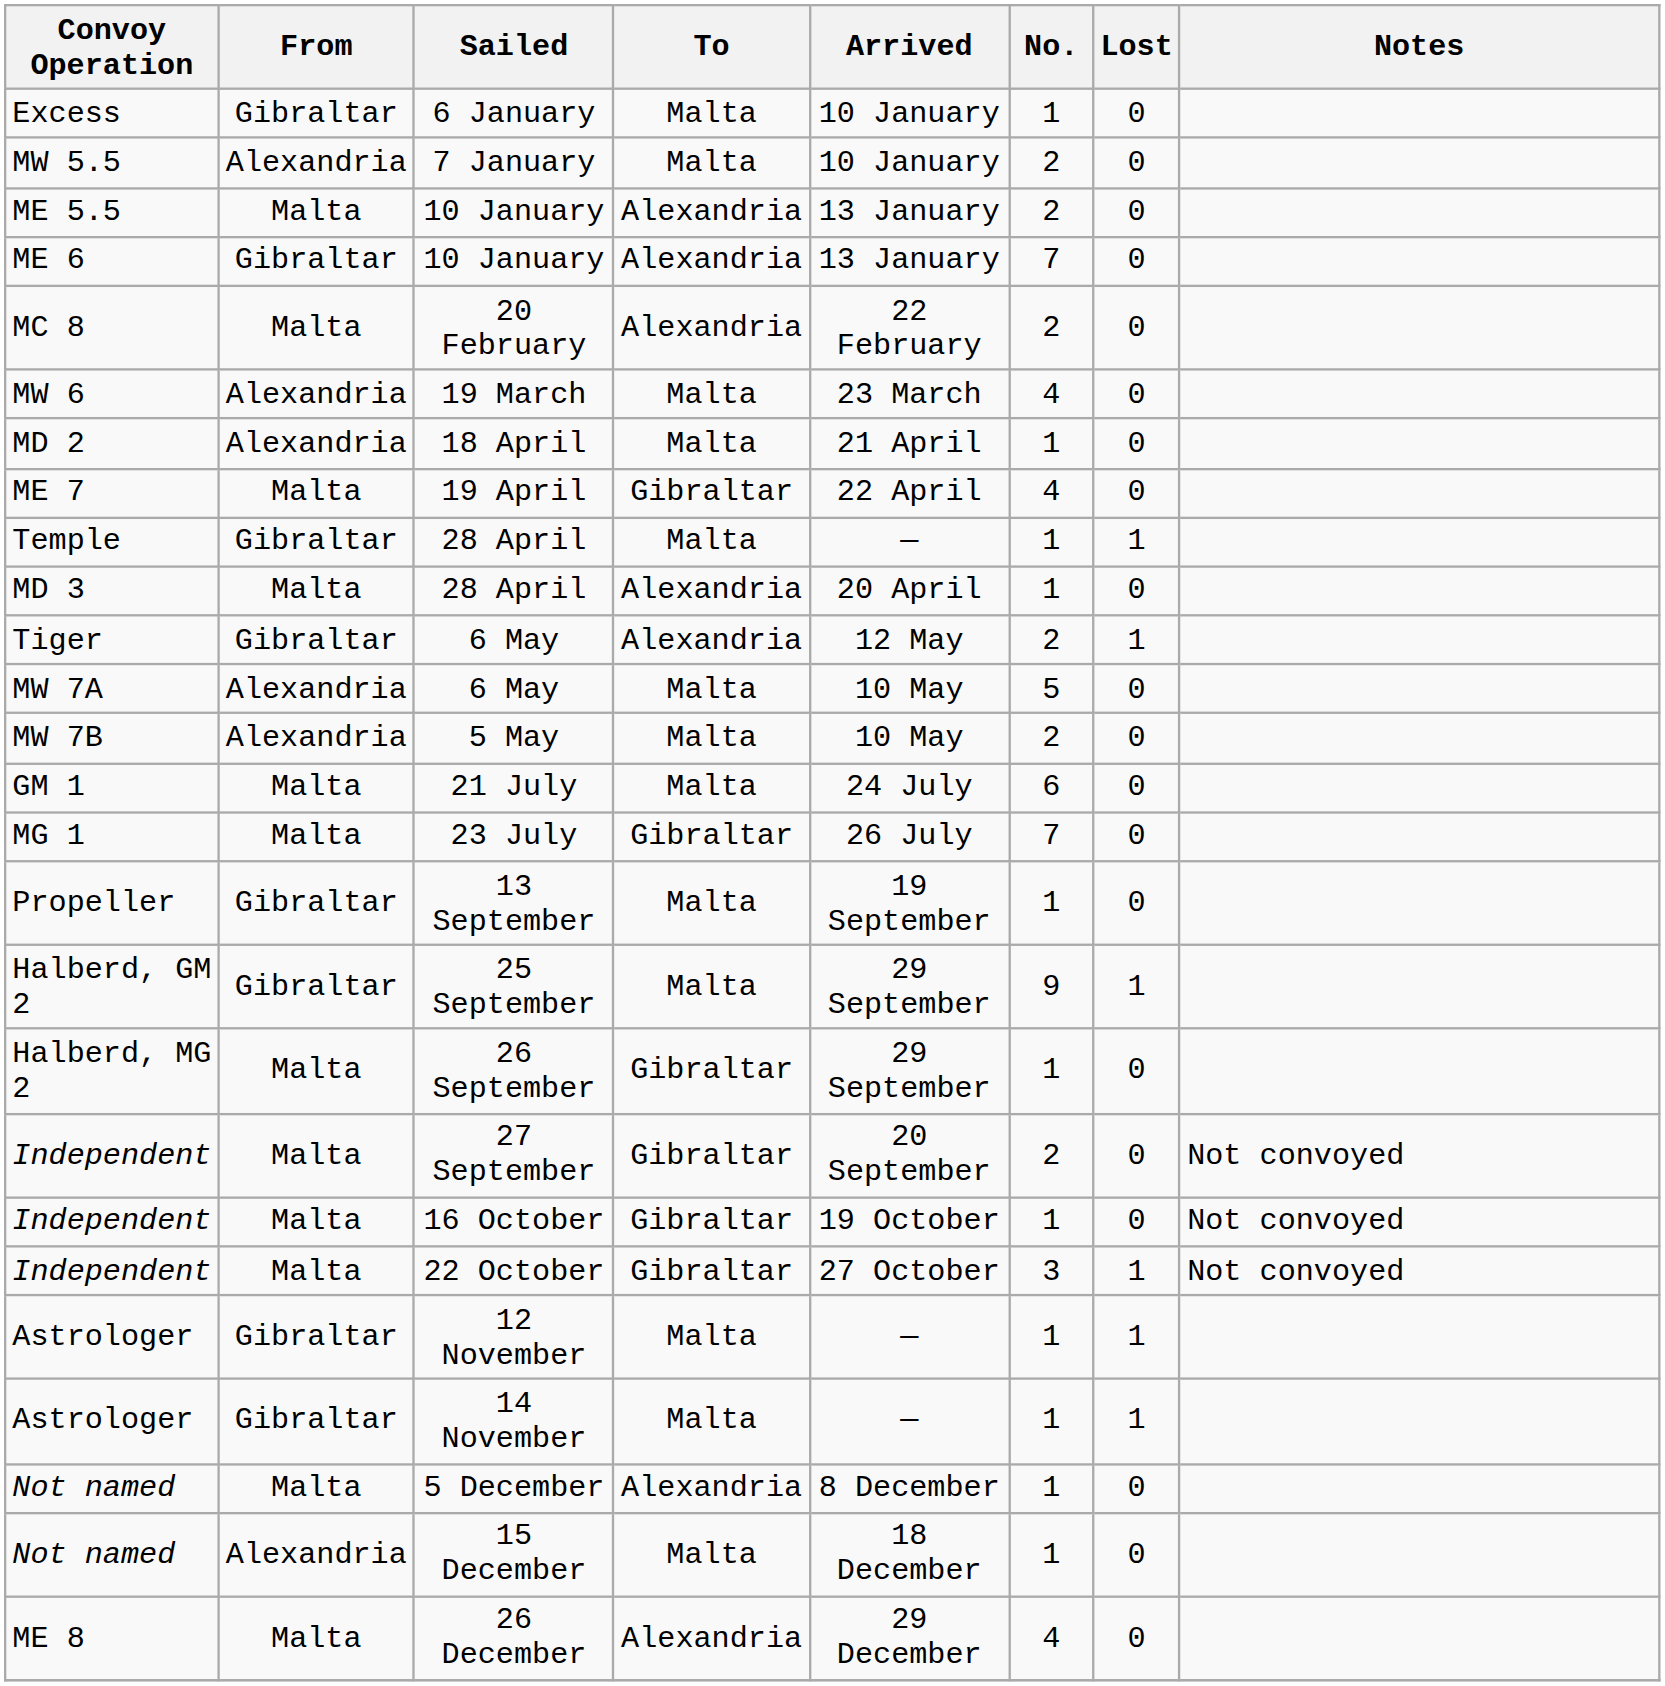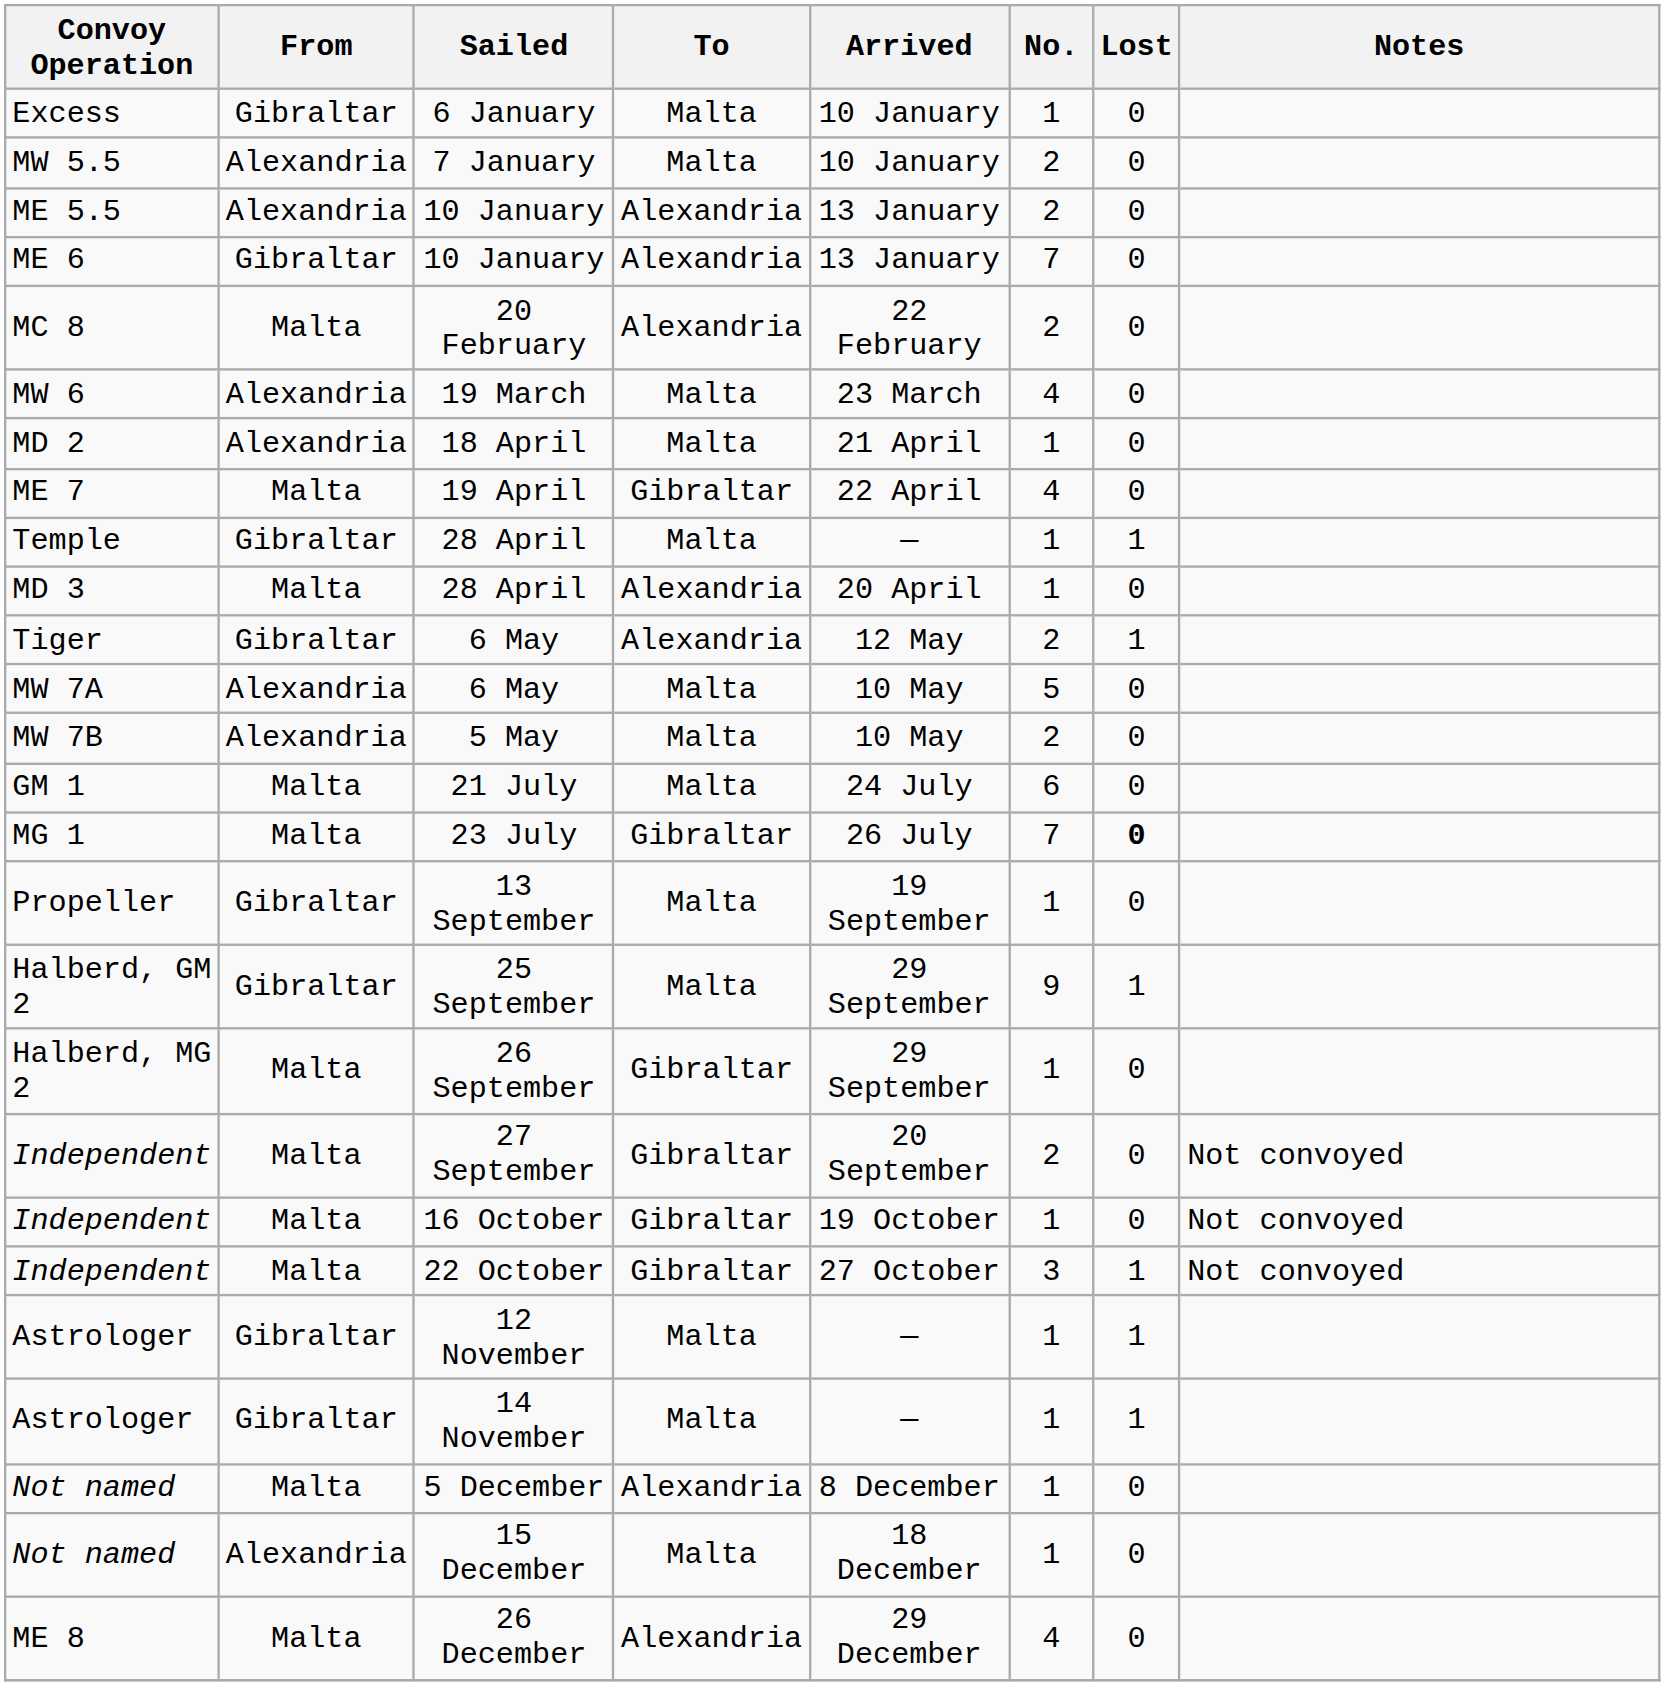(316, 212) Malta -> (316, 212) Alexandria
(1137, 837) normal -> (1137, 837) bold
